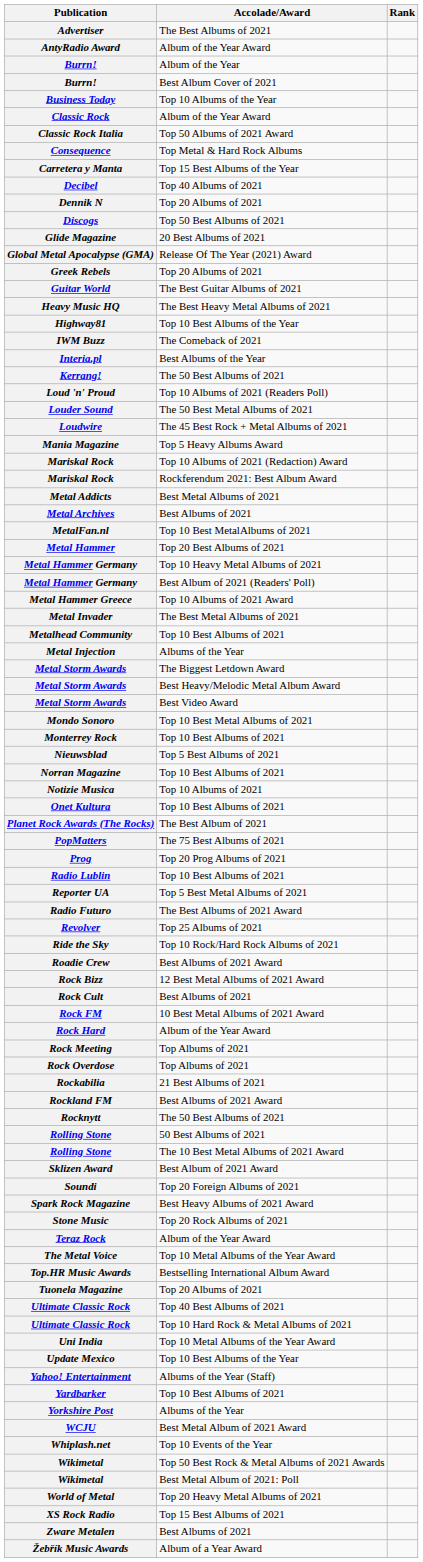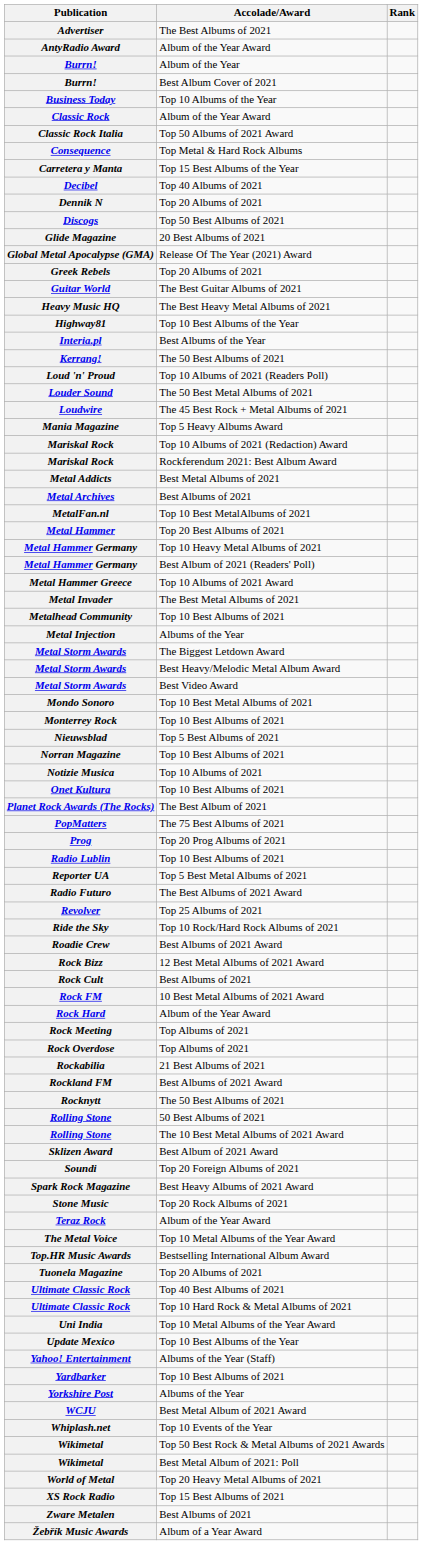- row: (81, 340)
